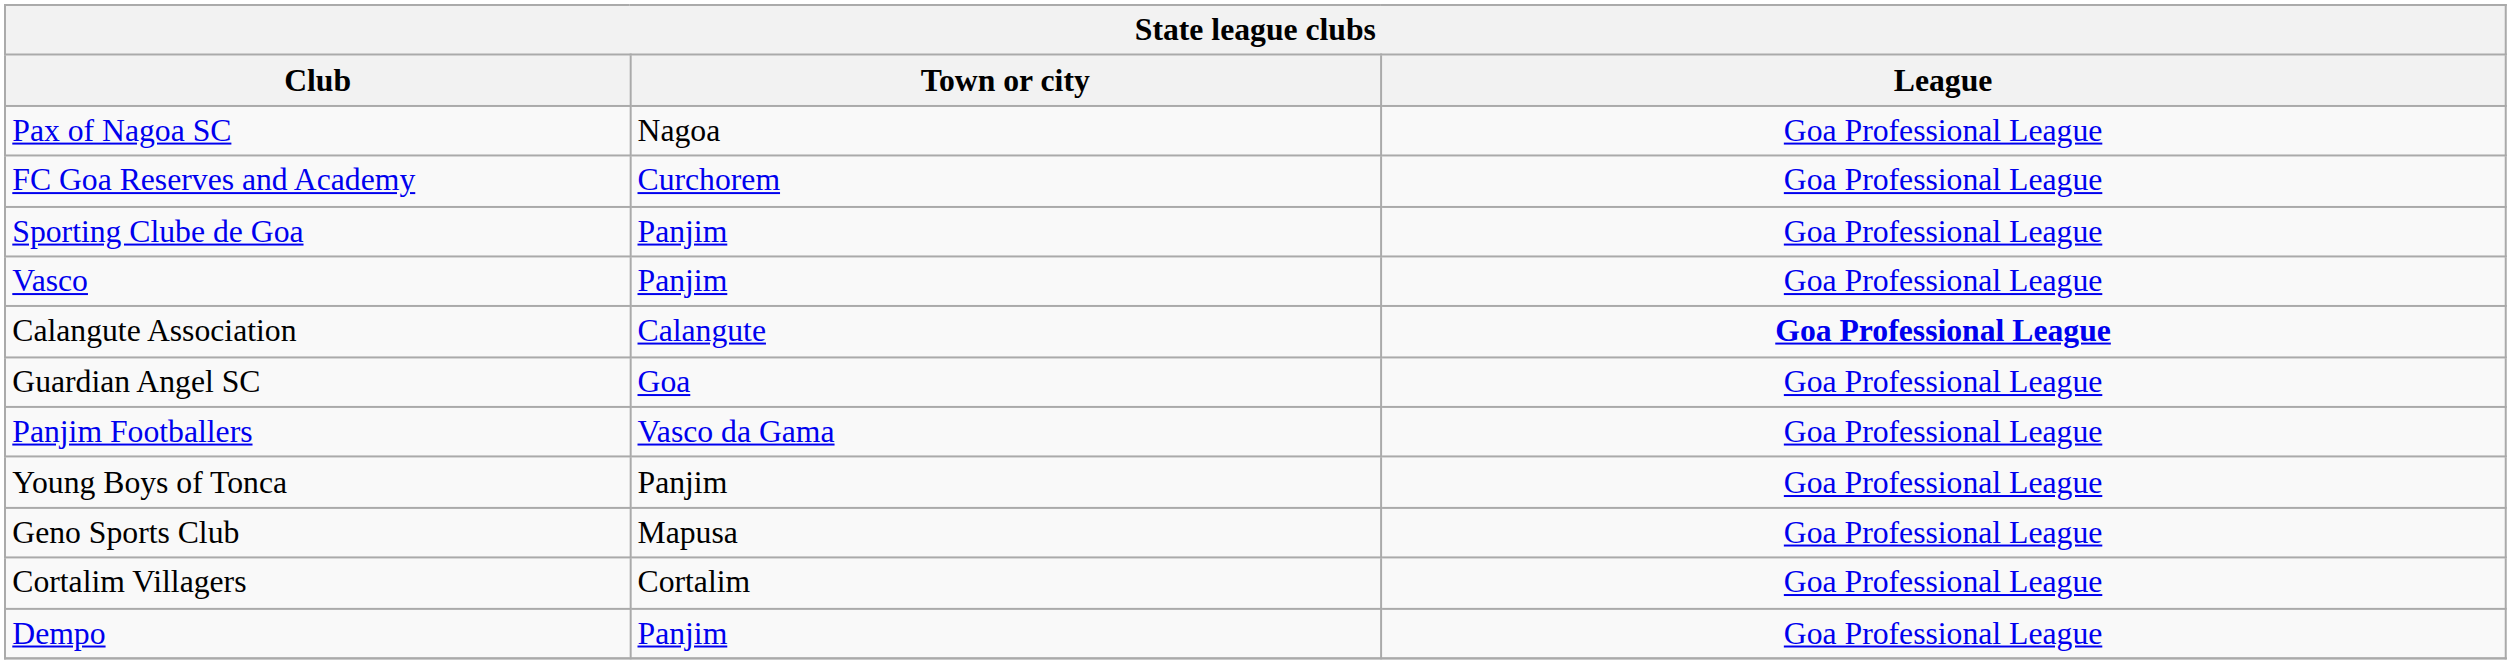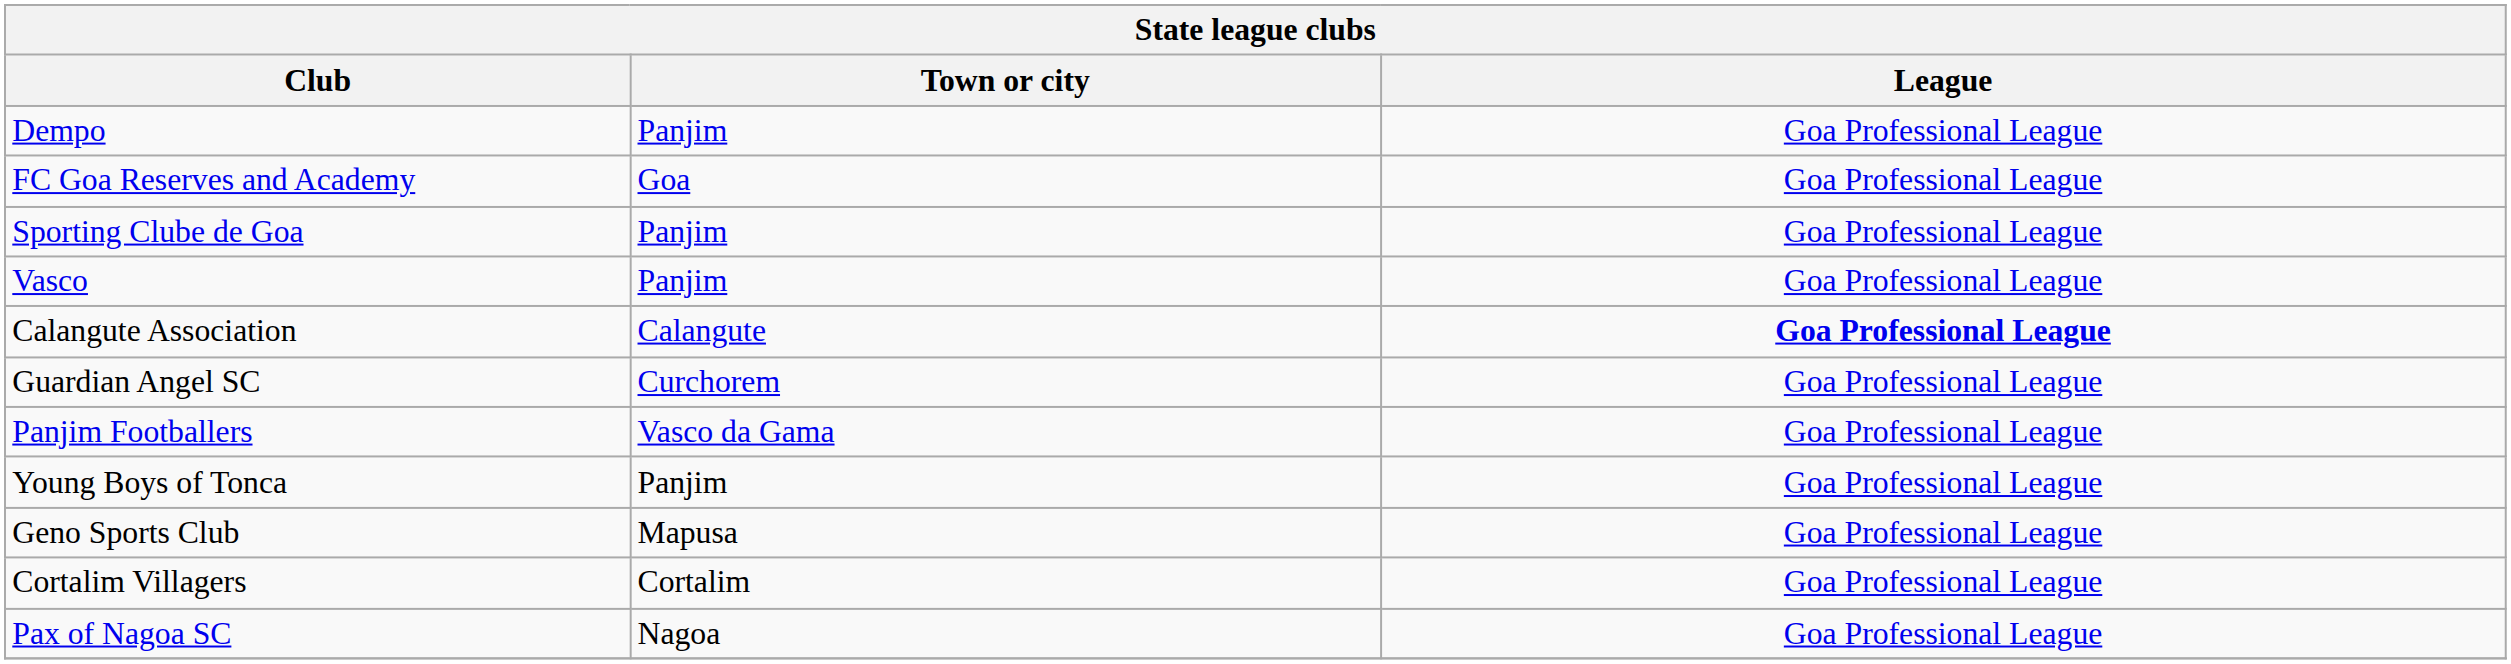rows swapped: (59, 632) <-> (122, 130)
(709, 180) Curchorem -> (664, 180) Goa
(664, 381) Goa -> (709, 381) Curchorem
